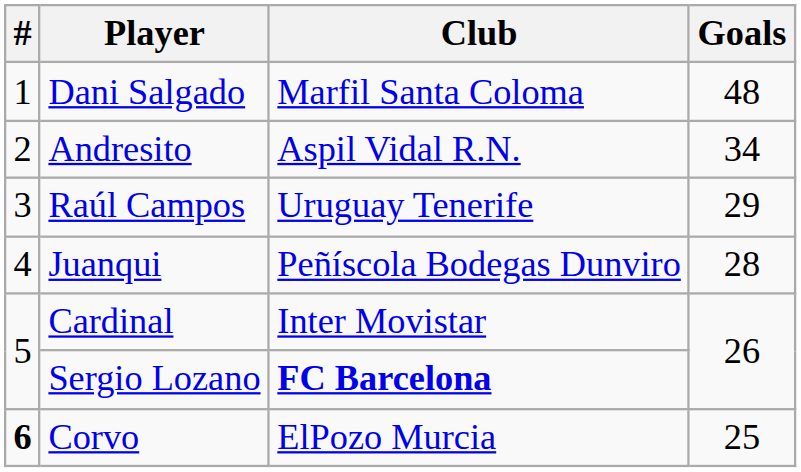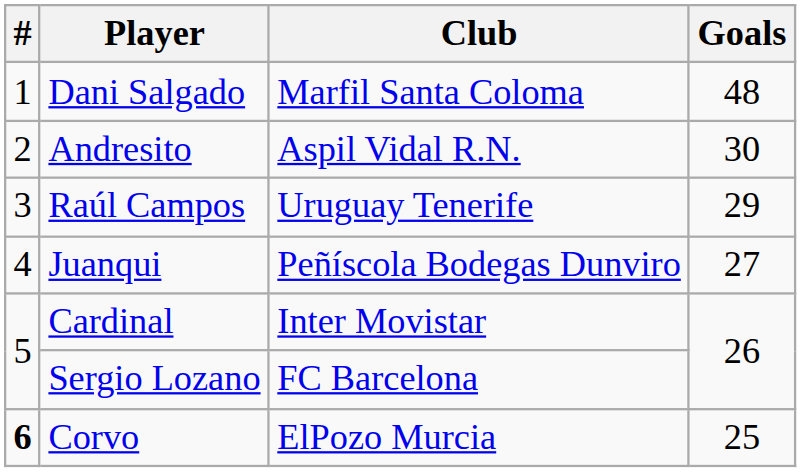(742, 148) 34 -> (742, 148) 30
(742, 263) 28 -> (742, 263) 27
(384, 378) bold -> (378, 378) normal
